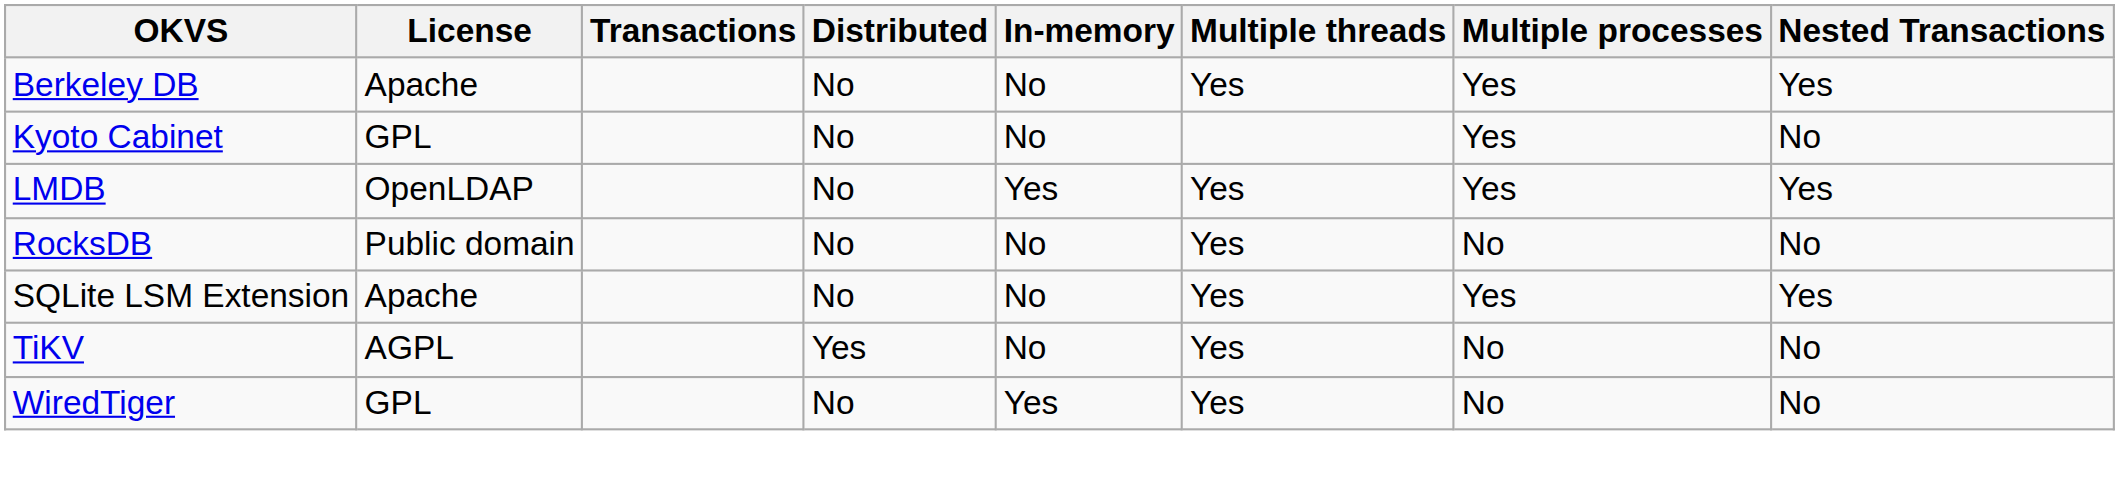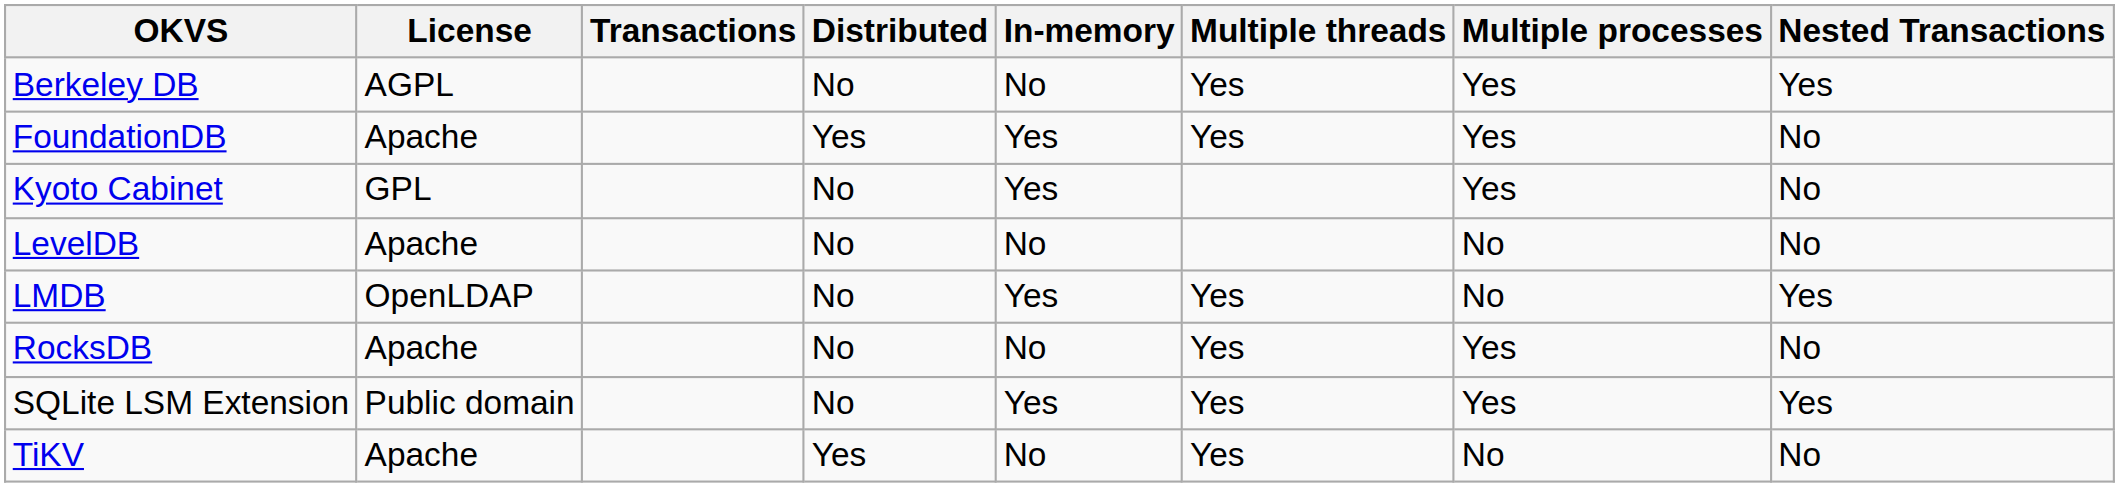(421, 84) Apache -> (409, 84) AGPL
+ row: (120, 137)
(1025, 137) No -> (1031, 190) Yes
+ row: (76, 243)
(1489, 190) Yes -> (1483, 296) No
(470, 243) Public domain -> (421, 349) Apache
(1483, 243) No -> (1489, 349) Yes
(421, 296) Apache -> (470, 402) Public domain
(1025, 296) No -> (1031, 402) Yes
(409, 349) AGPL -> (421, 455) Apache
- row: (94, 402)
